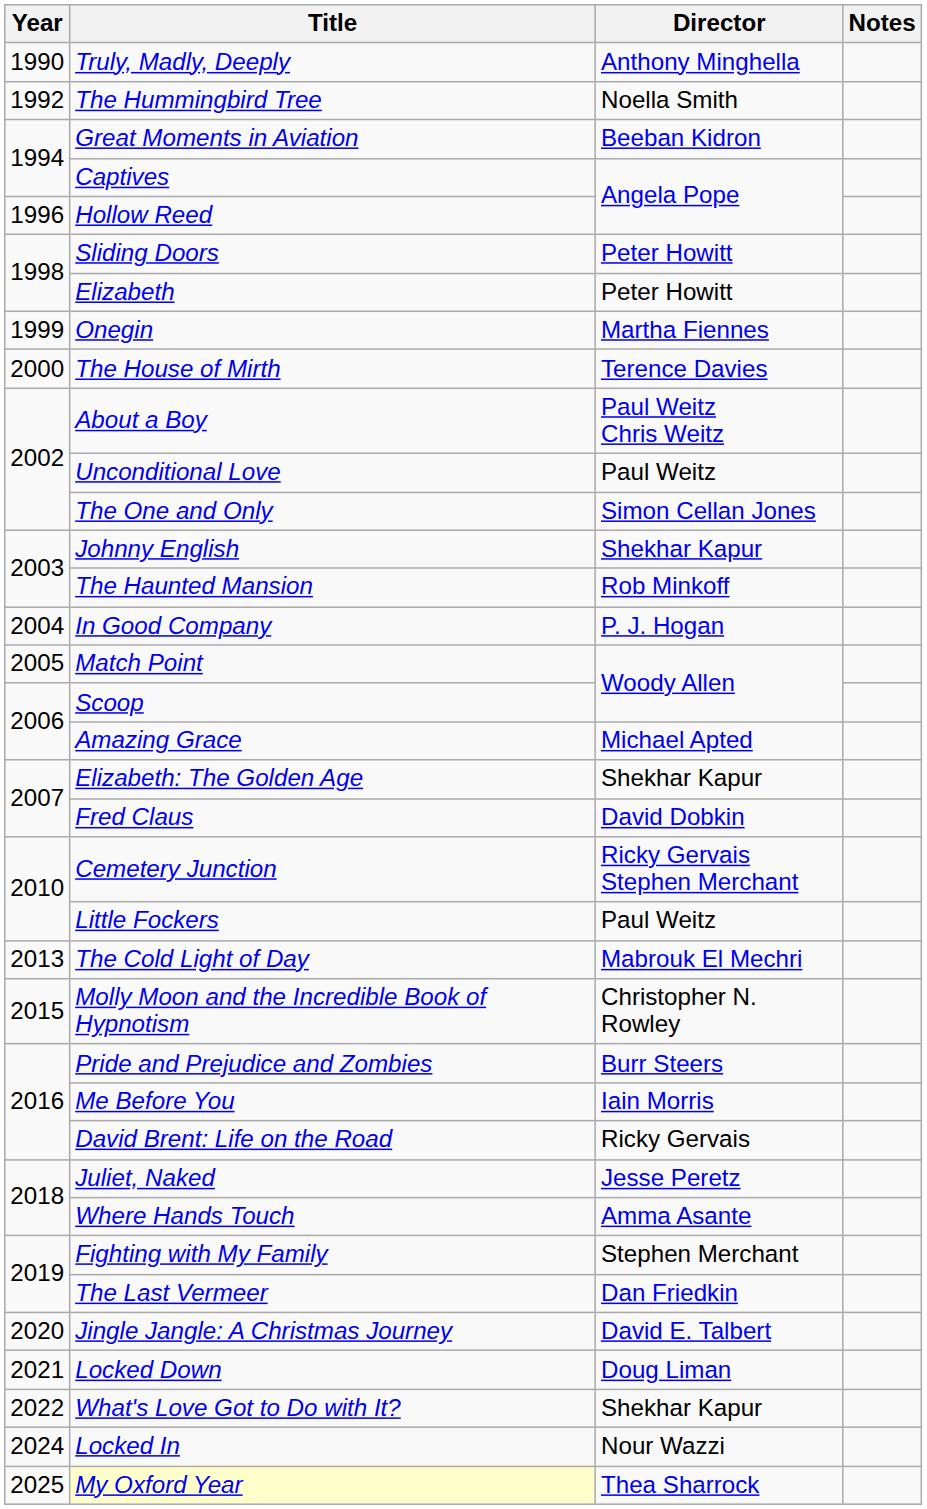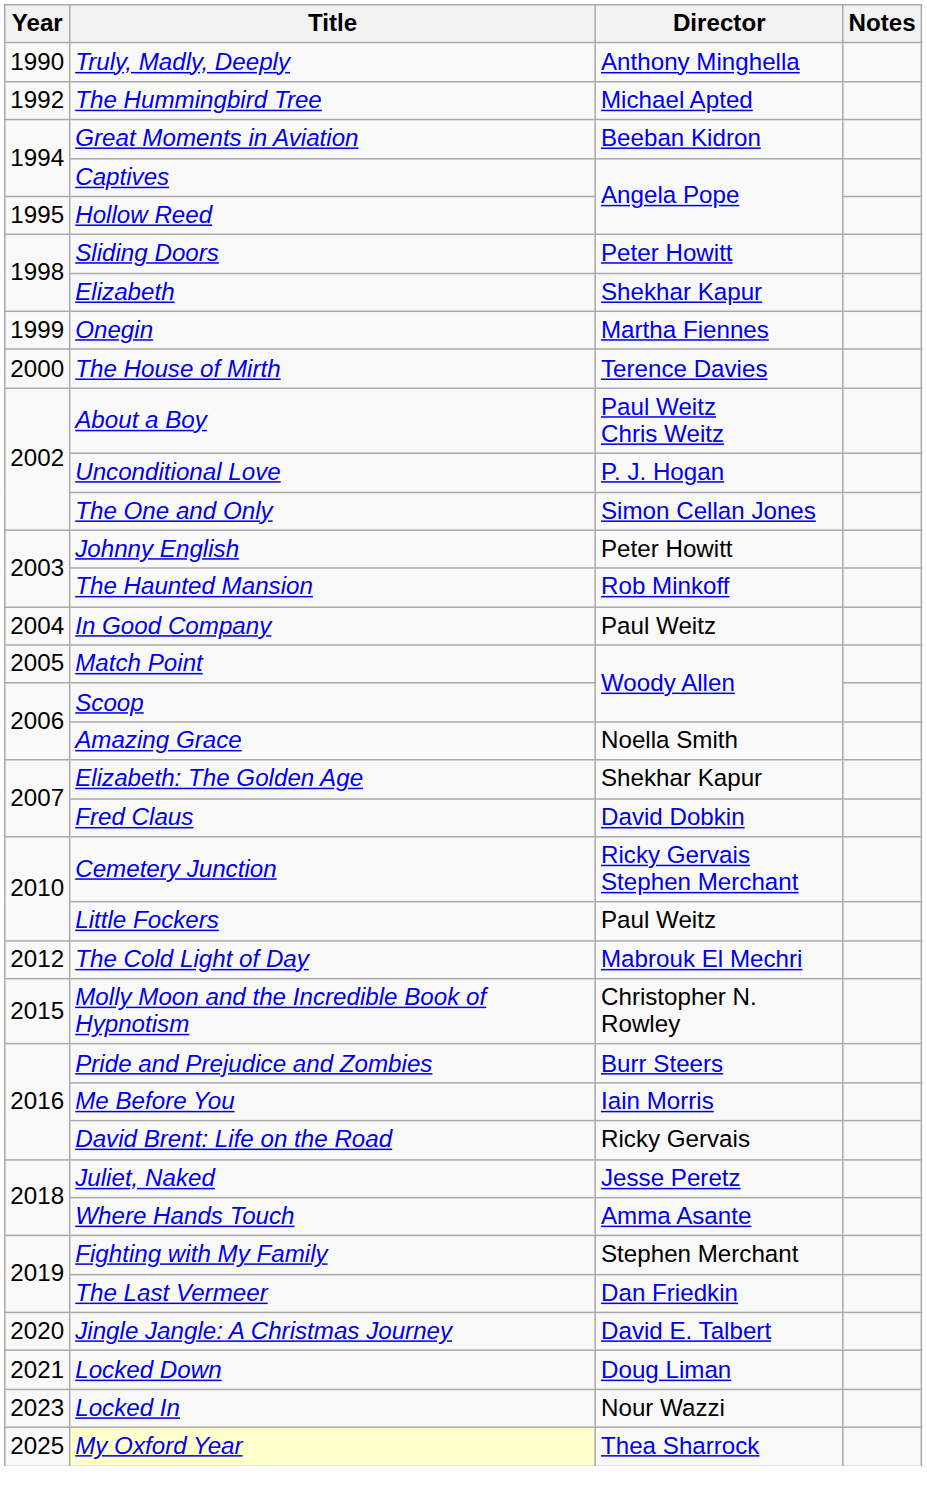(669, 100) Noella Smith -> (677, 100) Michael Apted
(37, 215) 1996 -> (37, 215) 1995
(667, 291) Peter Howitt -> (682, 291) Shekhar Kapur
(659, 472) Paul Weitz -> (663, 472) P. J. Hogan
(682, 548) Shekhar Kapur -> (667, 548) Peter Howitt
(663, 625) P. J. Hogan -> (659, 625) Paul Weitz
(677, 740) Michael Apted -> (669, 740) Noella Smith
(37, 959) 2013 -> (37, 959) 2012
- row: (238, 1407)
(37, 1446) 2024 -> (37, 1407) 2023
